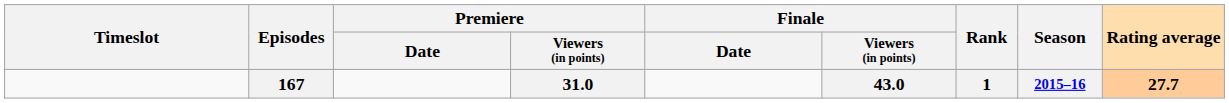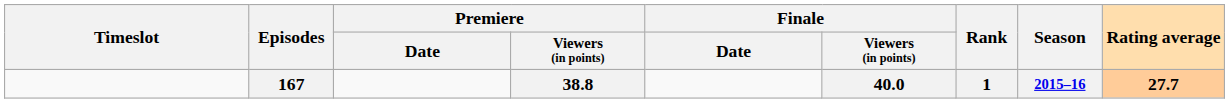(578, 83) 31.0 -> (578, 83) 38.8
(889, 83) 43.0 -> (889, 83) 40.0
